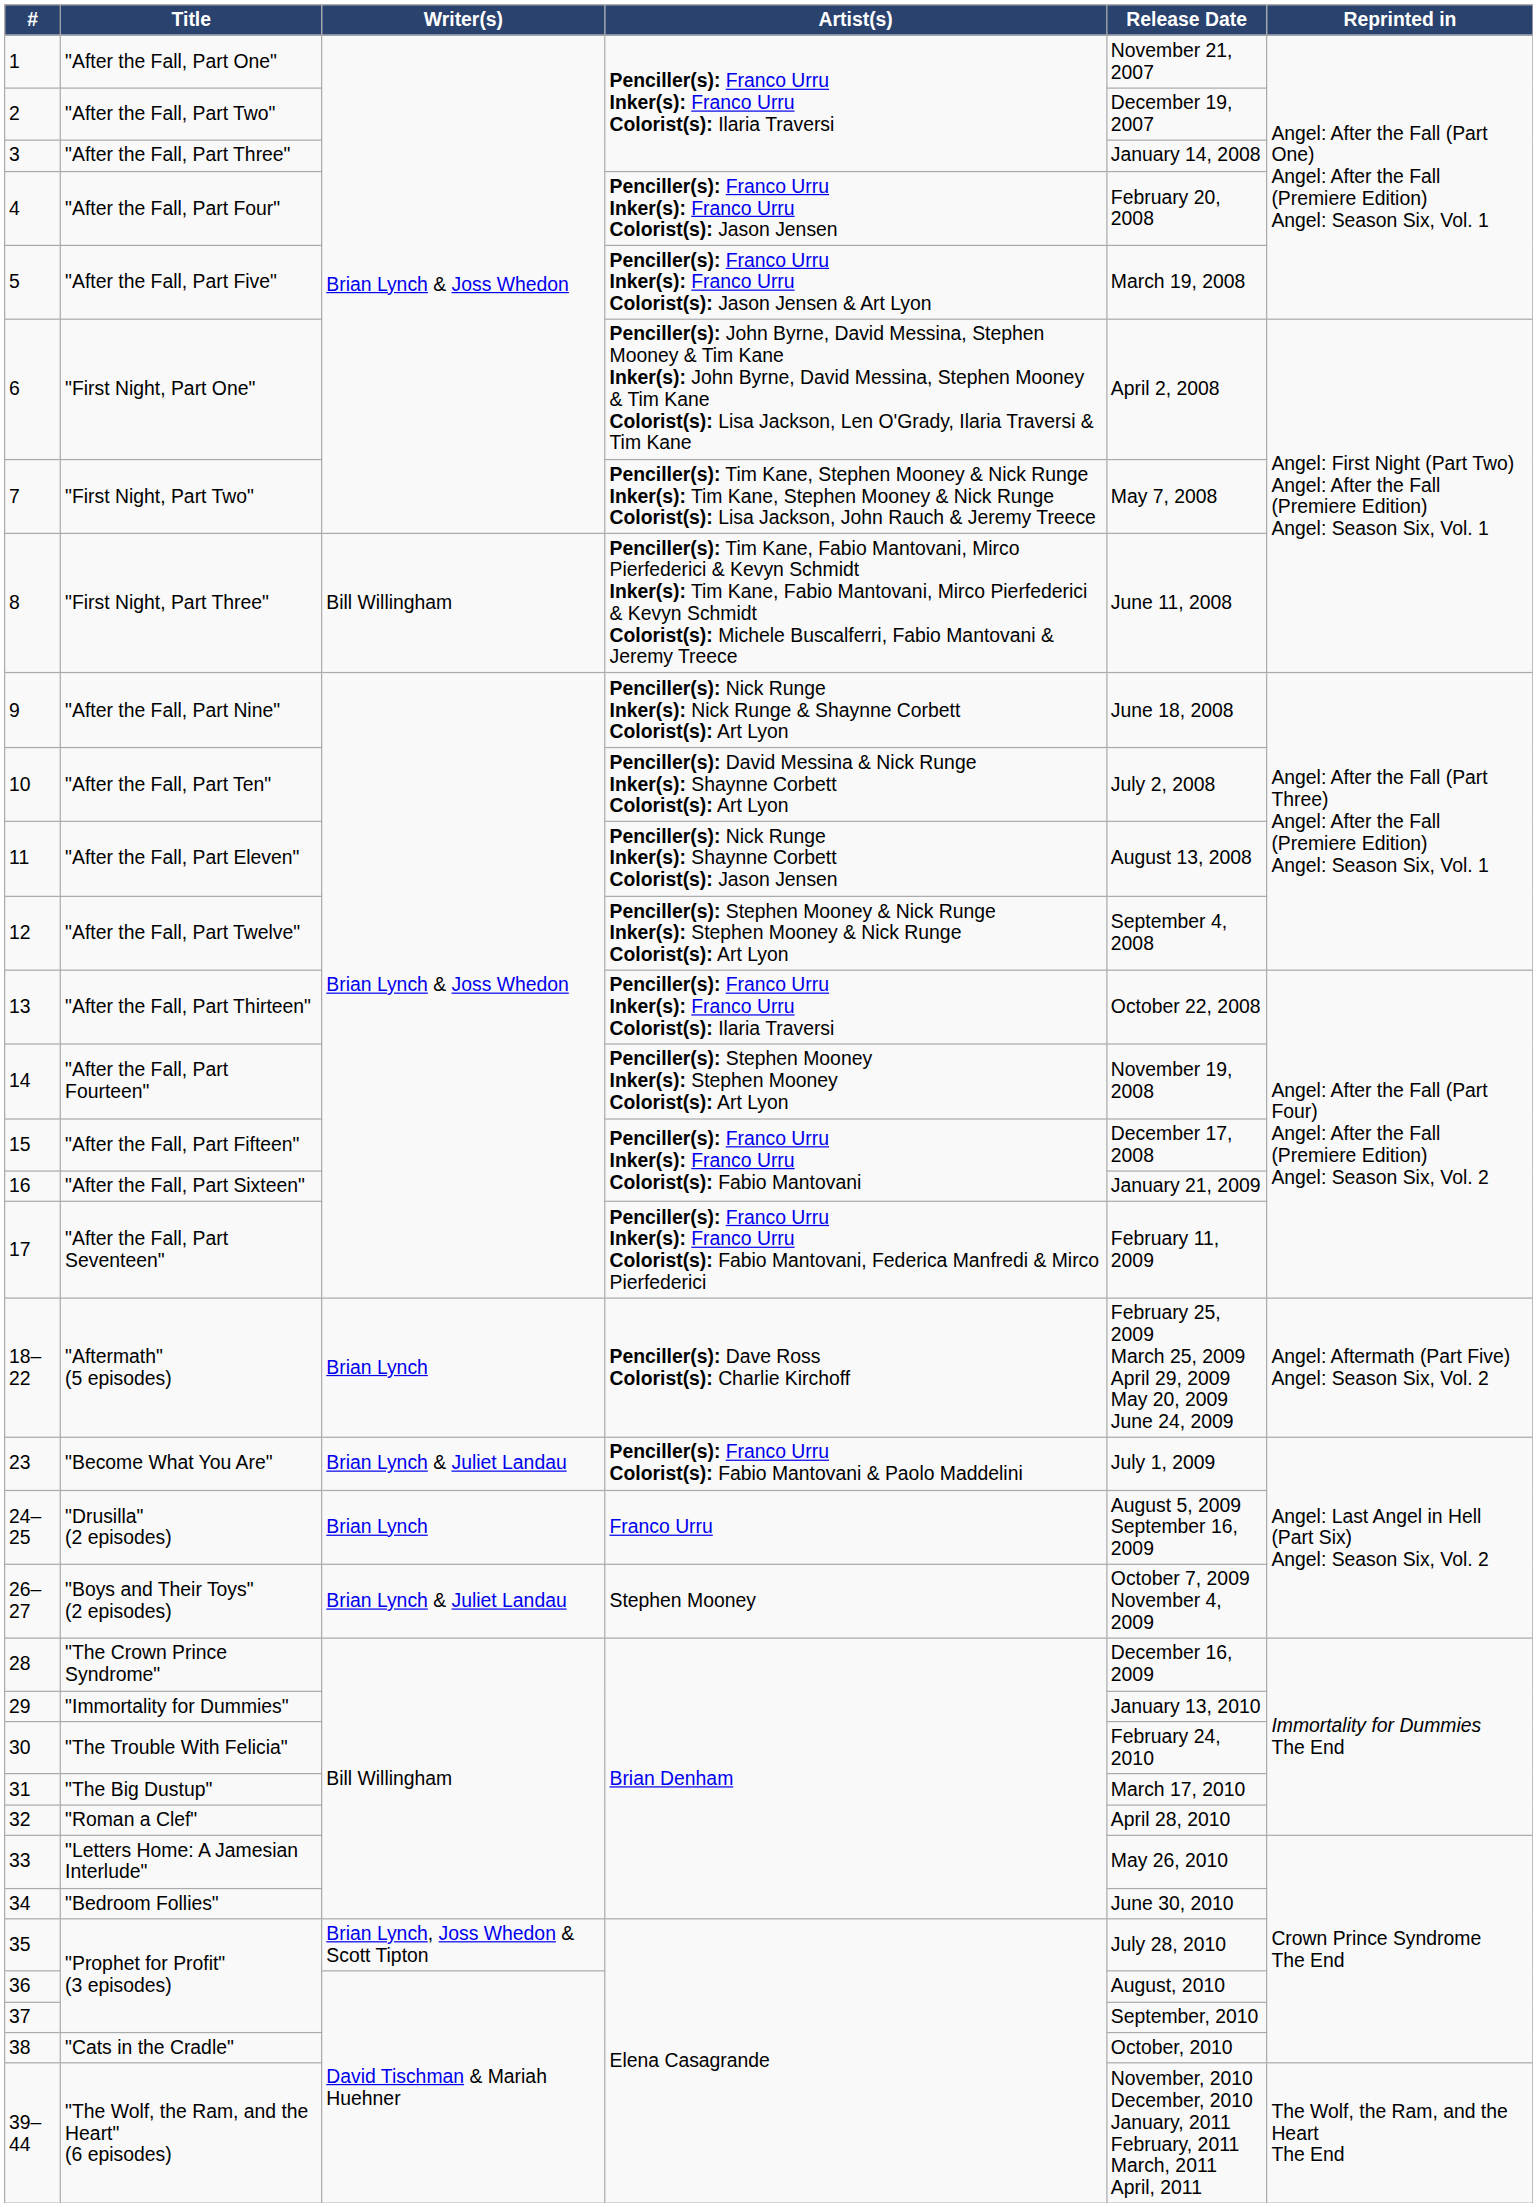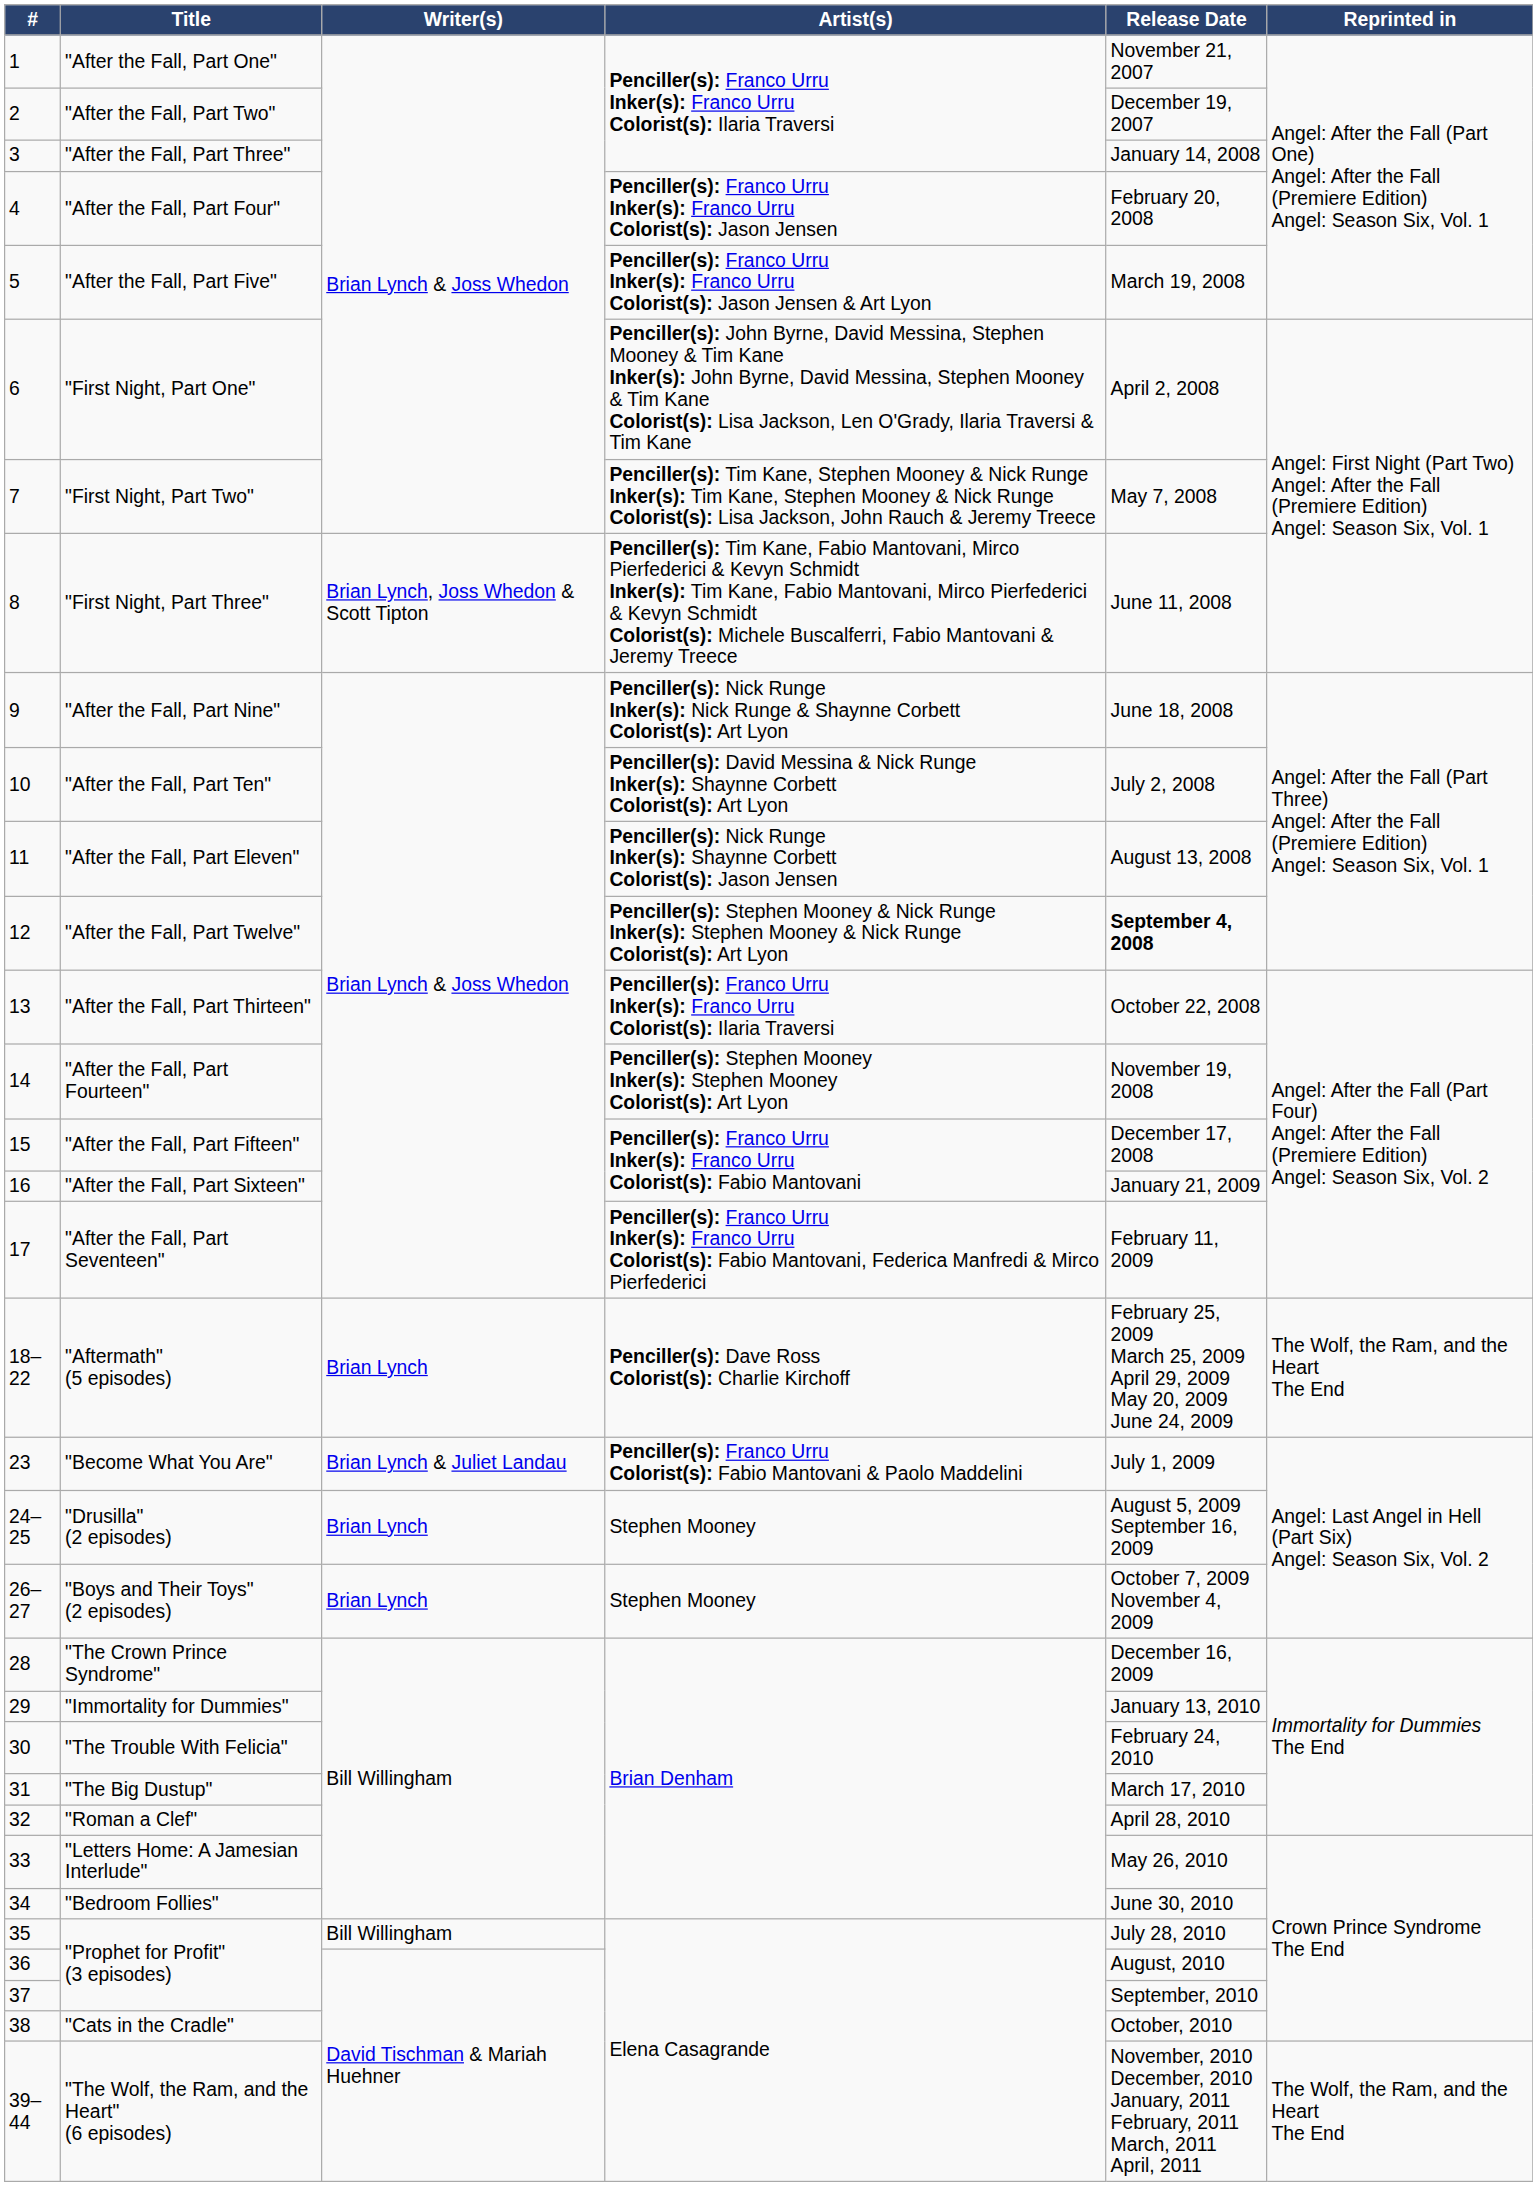(389, 603) Bill Willingham -> (450, 603) Brian Lynch, Joss Whedon & Scott Tipton
(1169, 932) normal -> (1171, 932) bold
(1391, 1367) Angel: Aftermath (Part Five) Angel: Season Six, Vol. 2 -> (1390, 1367) The Wolf, the Ram, and the Heart The End
(661, 1526) Franco Urru -> (683, 1526) Stephen Mooney
(447, 1601) Brian Lynch & Juliet Landau -> (377, 1601) Brian Lynch
(450, 1944) Brian Lynch, Joss Whedon & Scott Tipton -> (389, 1933) Bill Willingham
